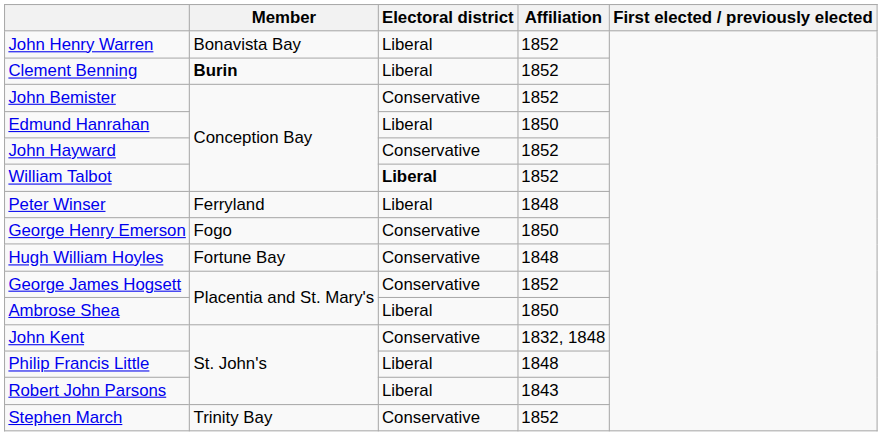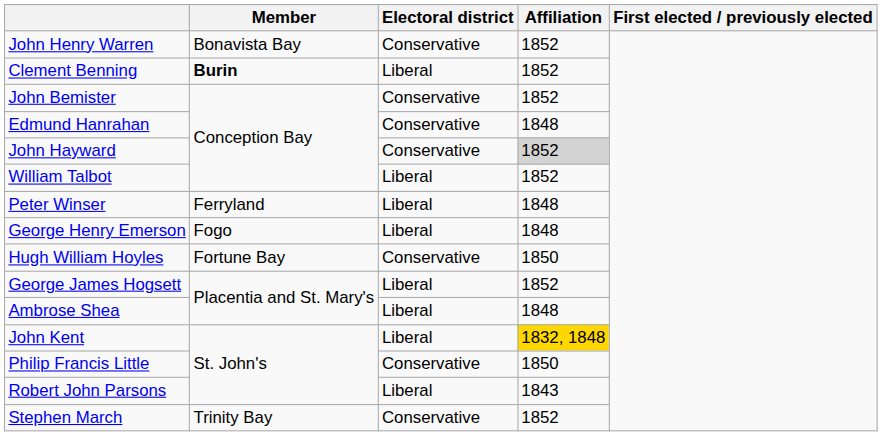(407, 44) Liberal -> (431, 44) Conservative
(407, 124) Liberal -> (431, 124) Conservative
(540, 124) 1850 -> (540, 124) 1848
(540, 151) no background -> (540, 151) lightgrey background
(409, 177) bold -> (407, 177) normal
(431, 230) Conservative -> (407, 230) Liberal
(540, 230) 1850 -> (540, 230) 1848
(540, 257) 1848 -> (540, 257) 1850
(431, 284) Conservative -> (407, 284) Liberal
(540, 310) 1850 -> (540, 310) 1848
(431, 337) Conservative -> (407, 337) Liberal
(563, 337) no background -> (563, 337) gold background
(407, 364) Liberal -> (431, 364) Conservative
(540, 364) 1848 -> (540, 364) 1850
